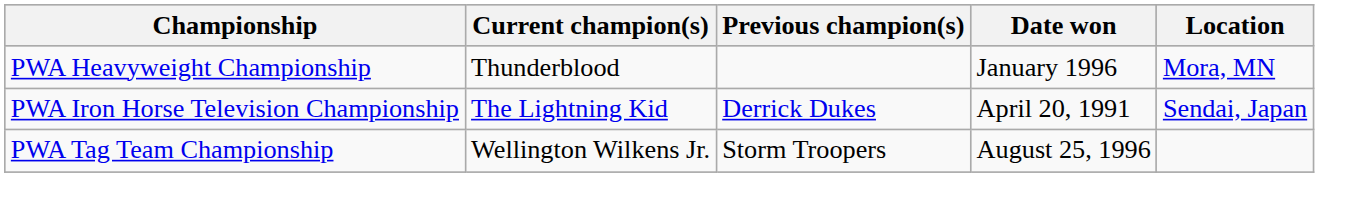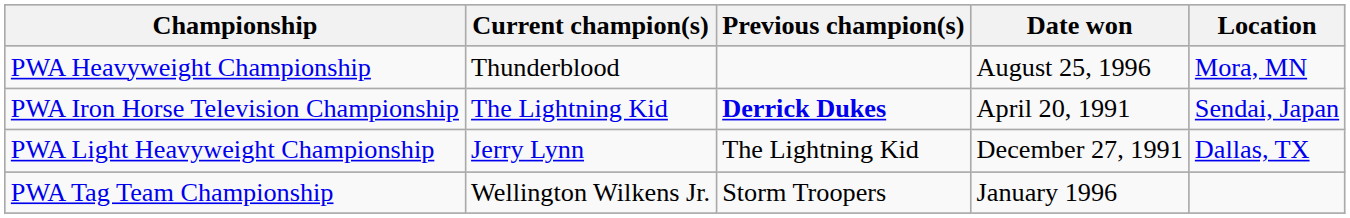(1047, 66) January 1996 -> (1064, 66) August 25, 1996
(799, 108) normal -> (804, 108) bold
+ row: (223, 150)
(1064, 150) August 25, 1996 -> (1047, 191) January 1996
